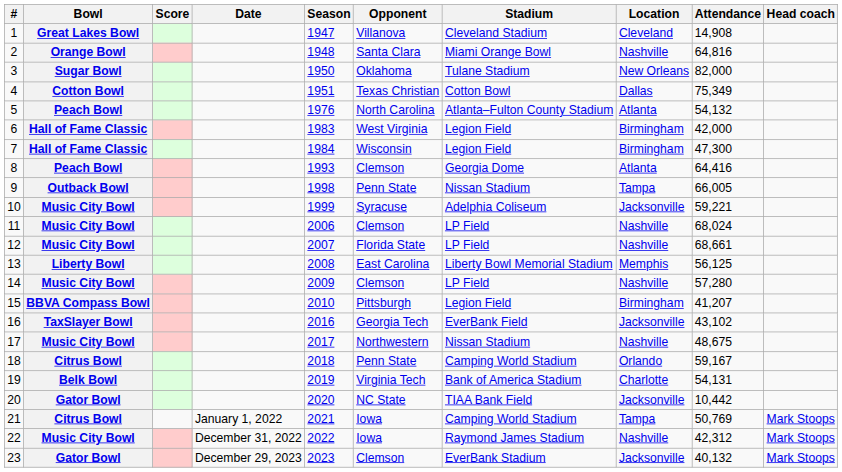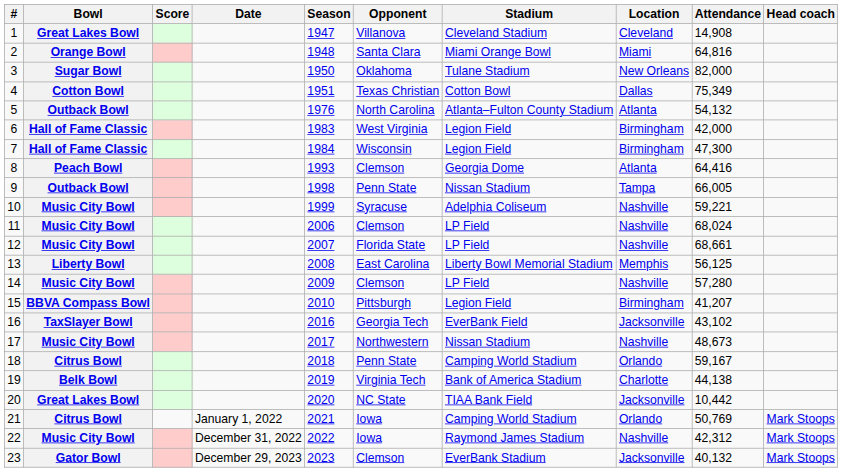(644, 52) Nashville -> (635, 52) Miami
(88, 110) Peach Bowl -> (88, 110) Outback Bowl
(652, 206) Jacksonville -> (644, 206) Nashville
(713, 341) 48,675 -> (713, 341) 48,673
(713, 380) 54,131 -> (713, 380) 44,138
(88, 399) Gator Bowl -> (88, 399) Great Lakes Bowl
(637, 419) Tampa -> (641, 419) Orlando
